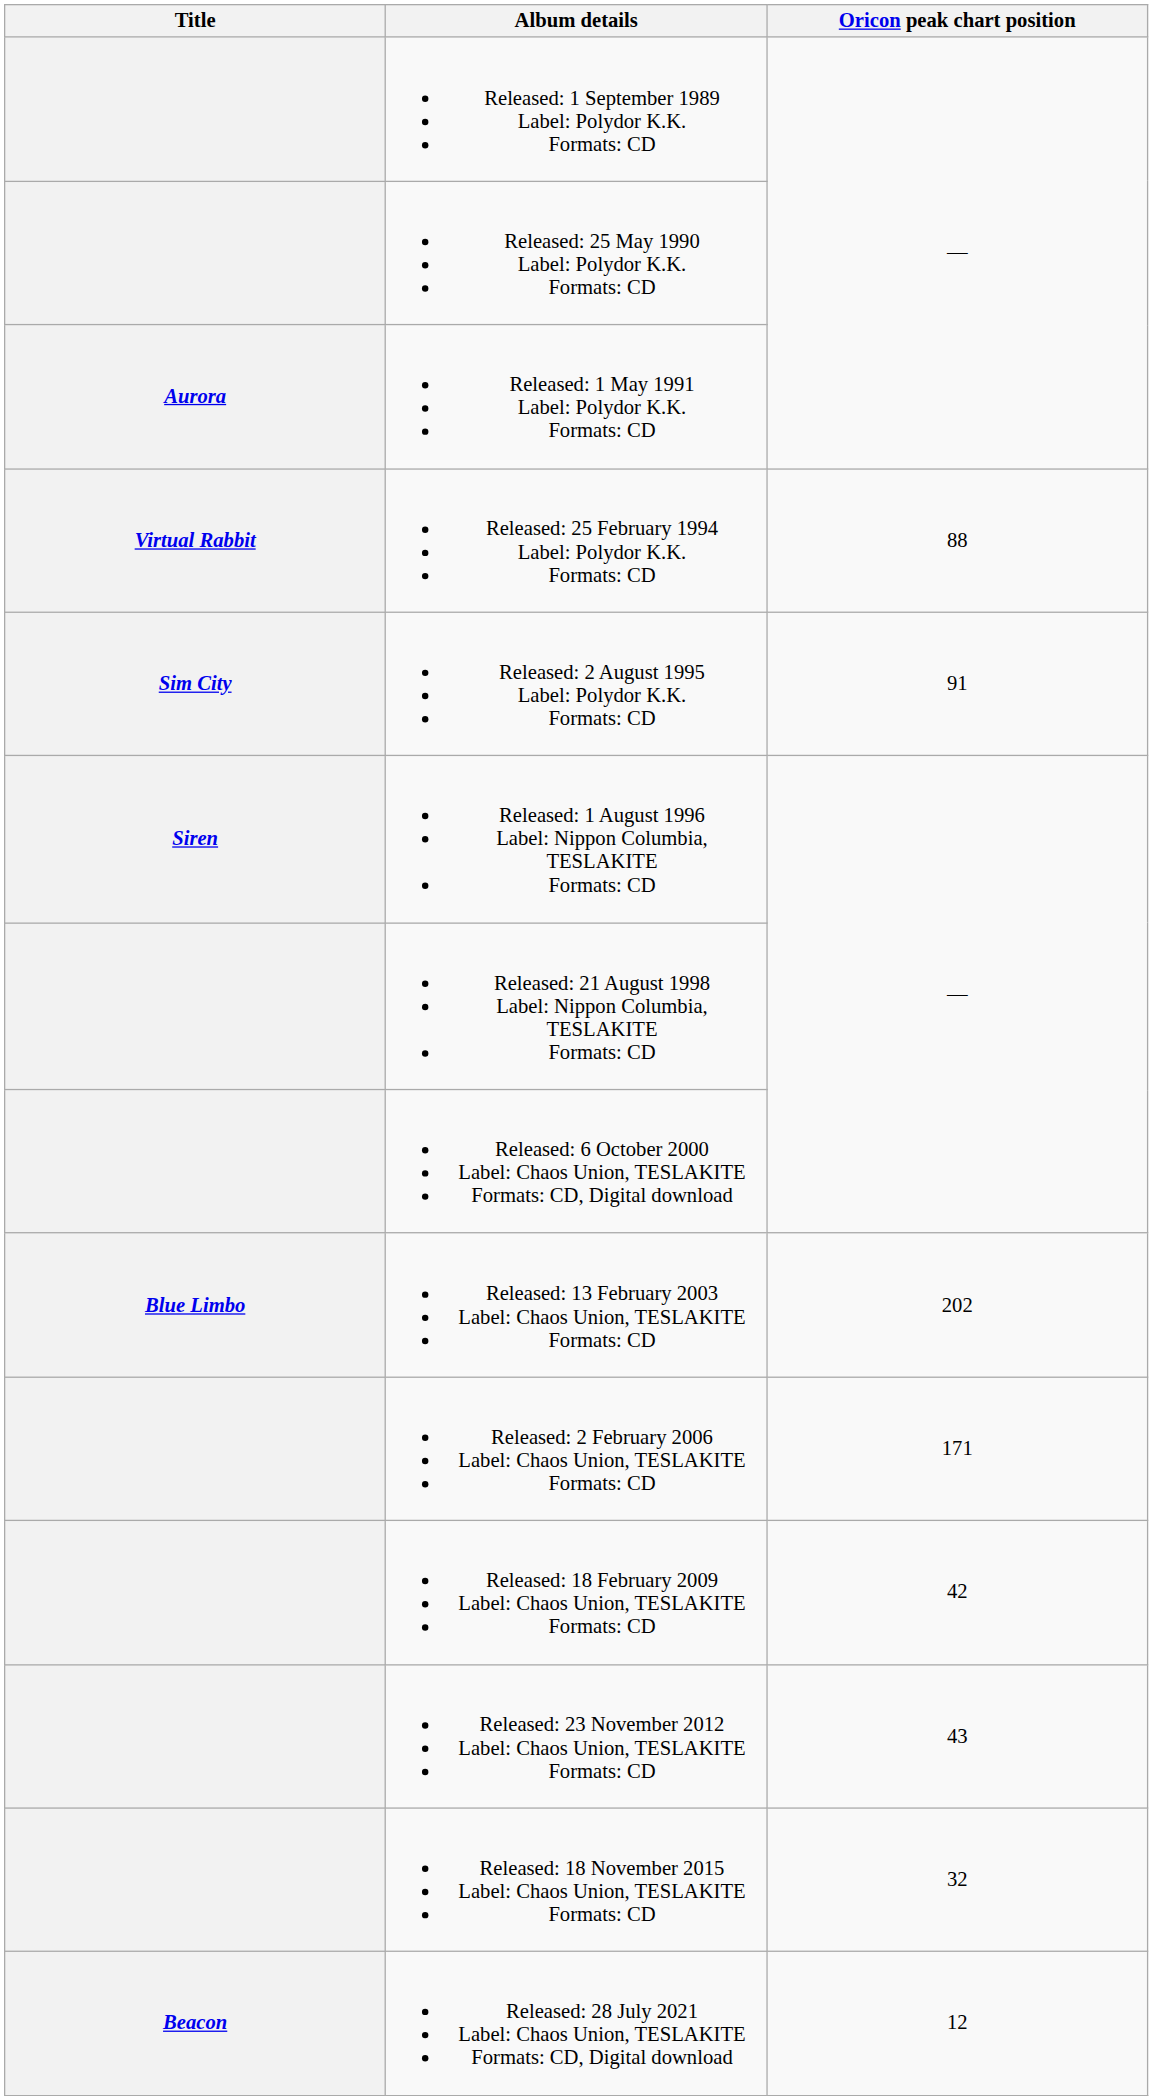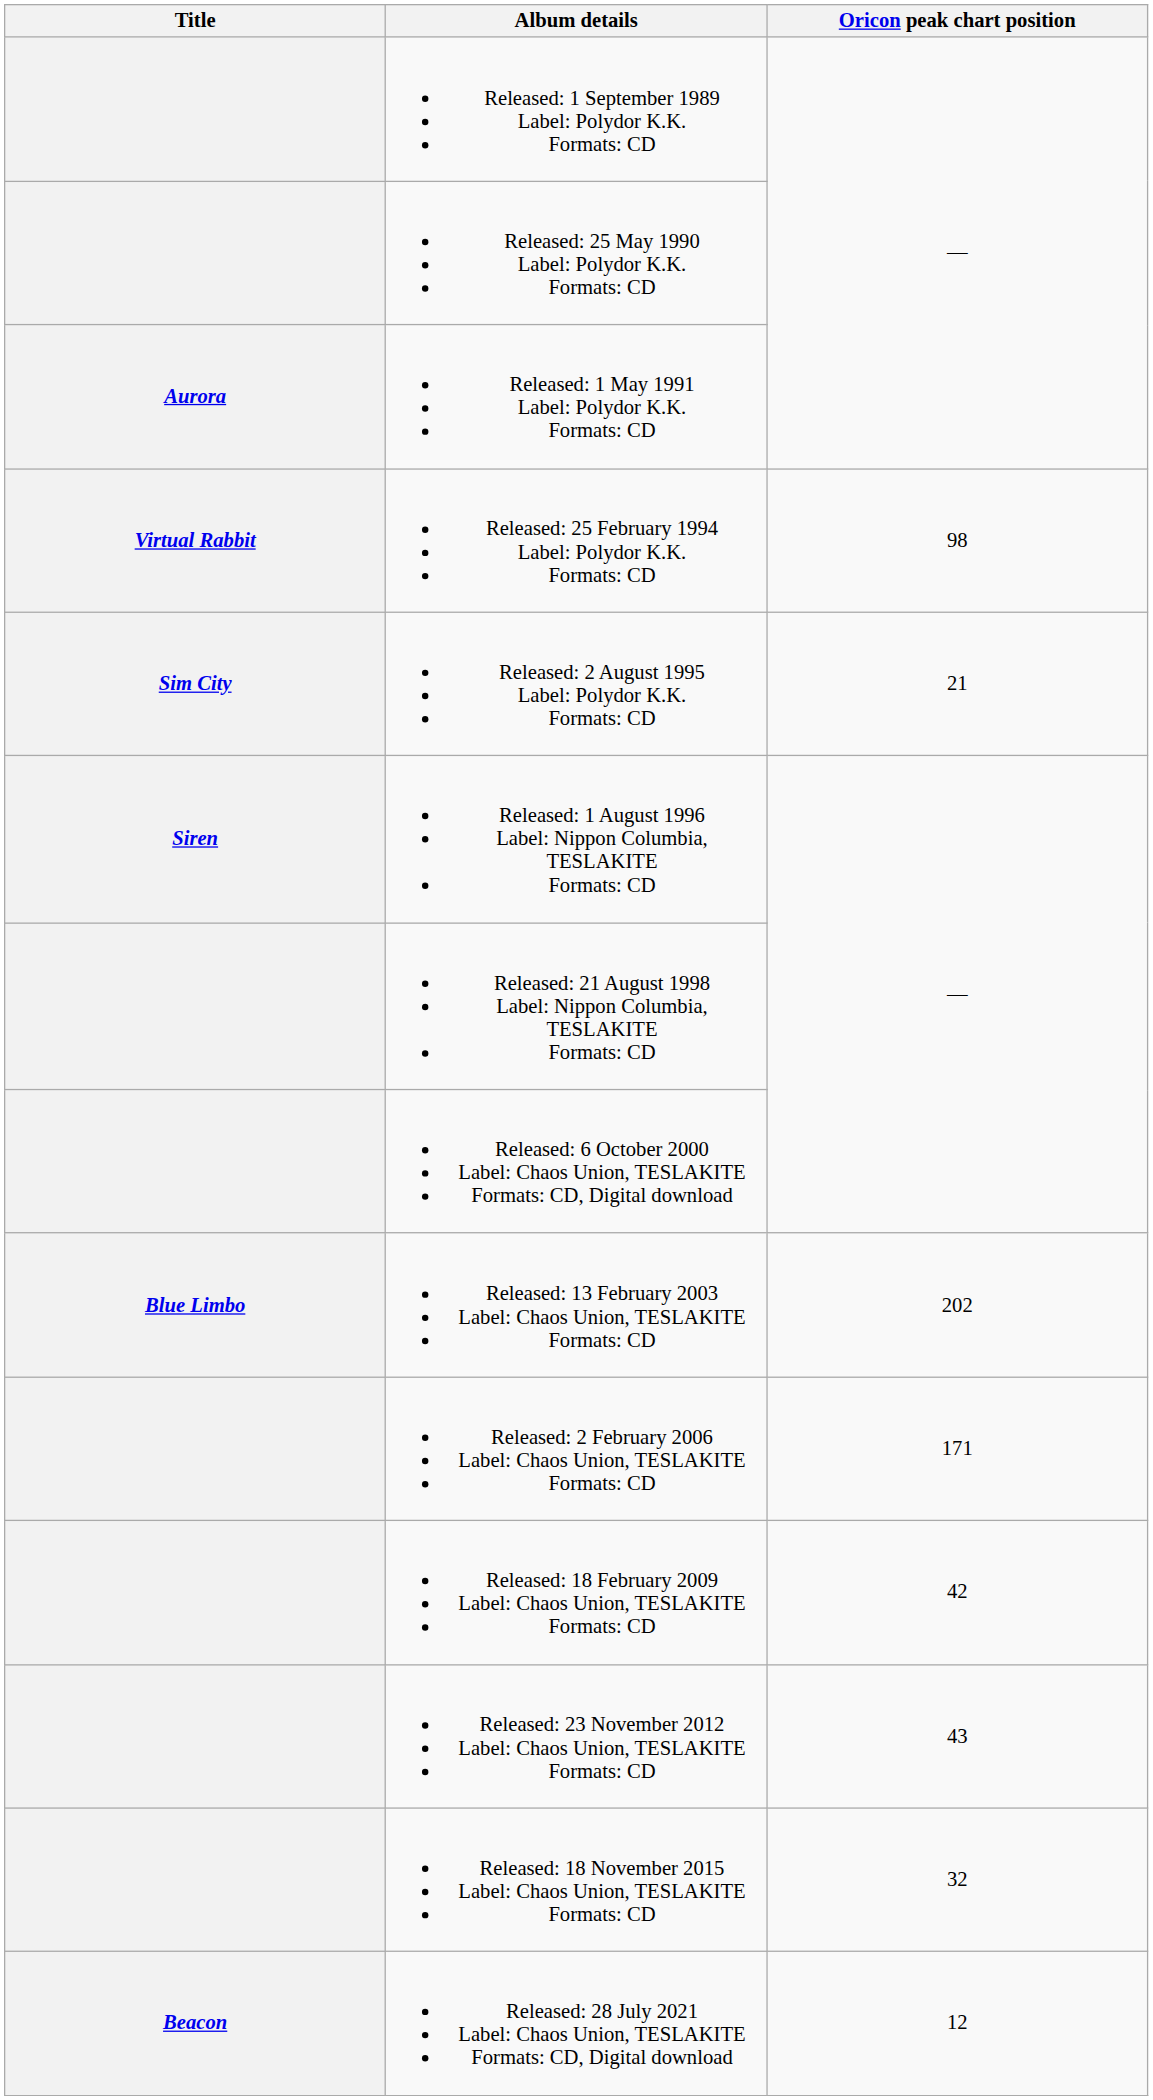(957, 540) 88 -> (957, 540) 98
(957, 683) 91 -> (957, 683) 21
